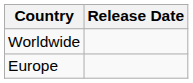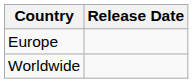rows swapped: (33, 66) <-> (44, 41)
